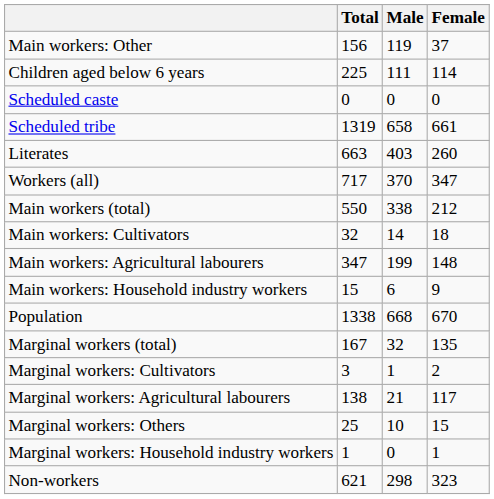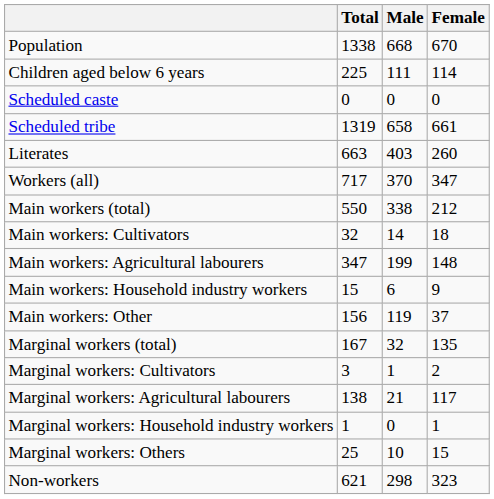rows swapped: (46, 316) <-> (80, 45)
rows swapped: (171, 452) <-> (97, 425)
